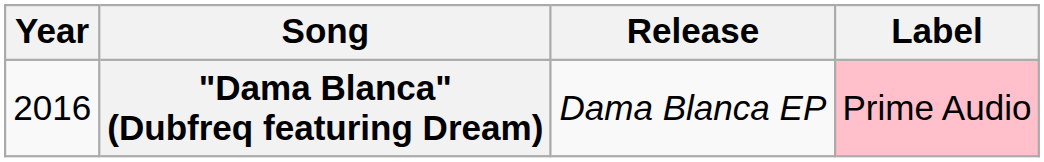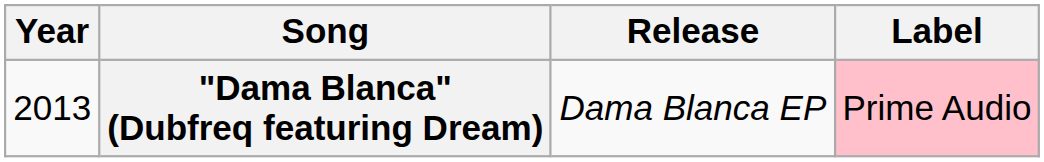(52, 107) 2016 -> (52, 107) 2013
